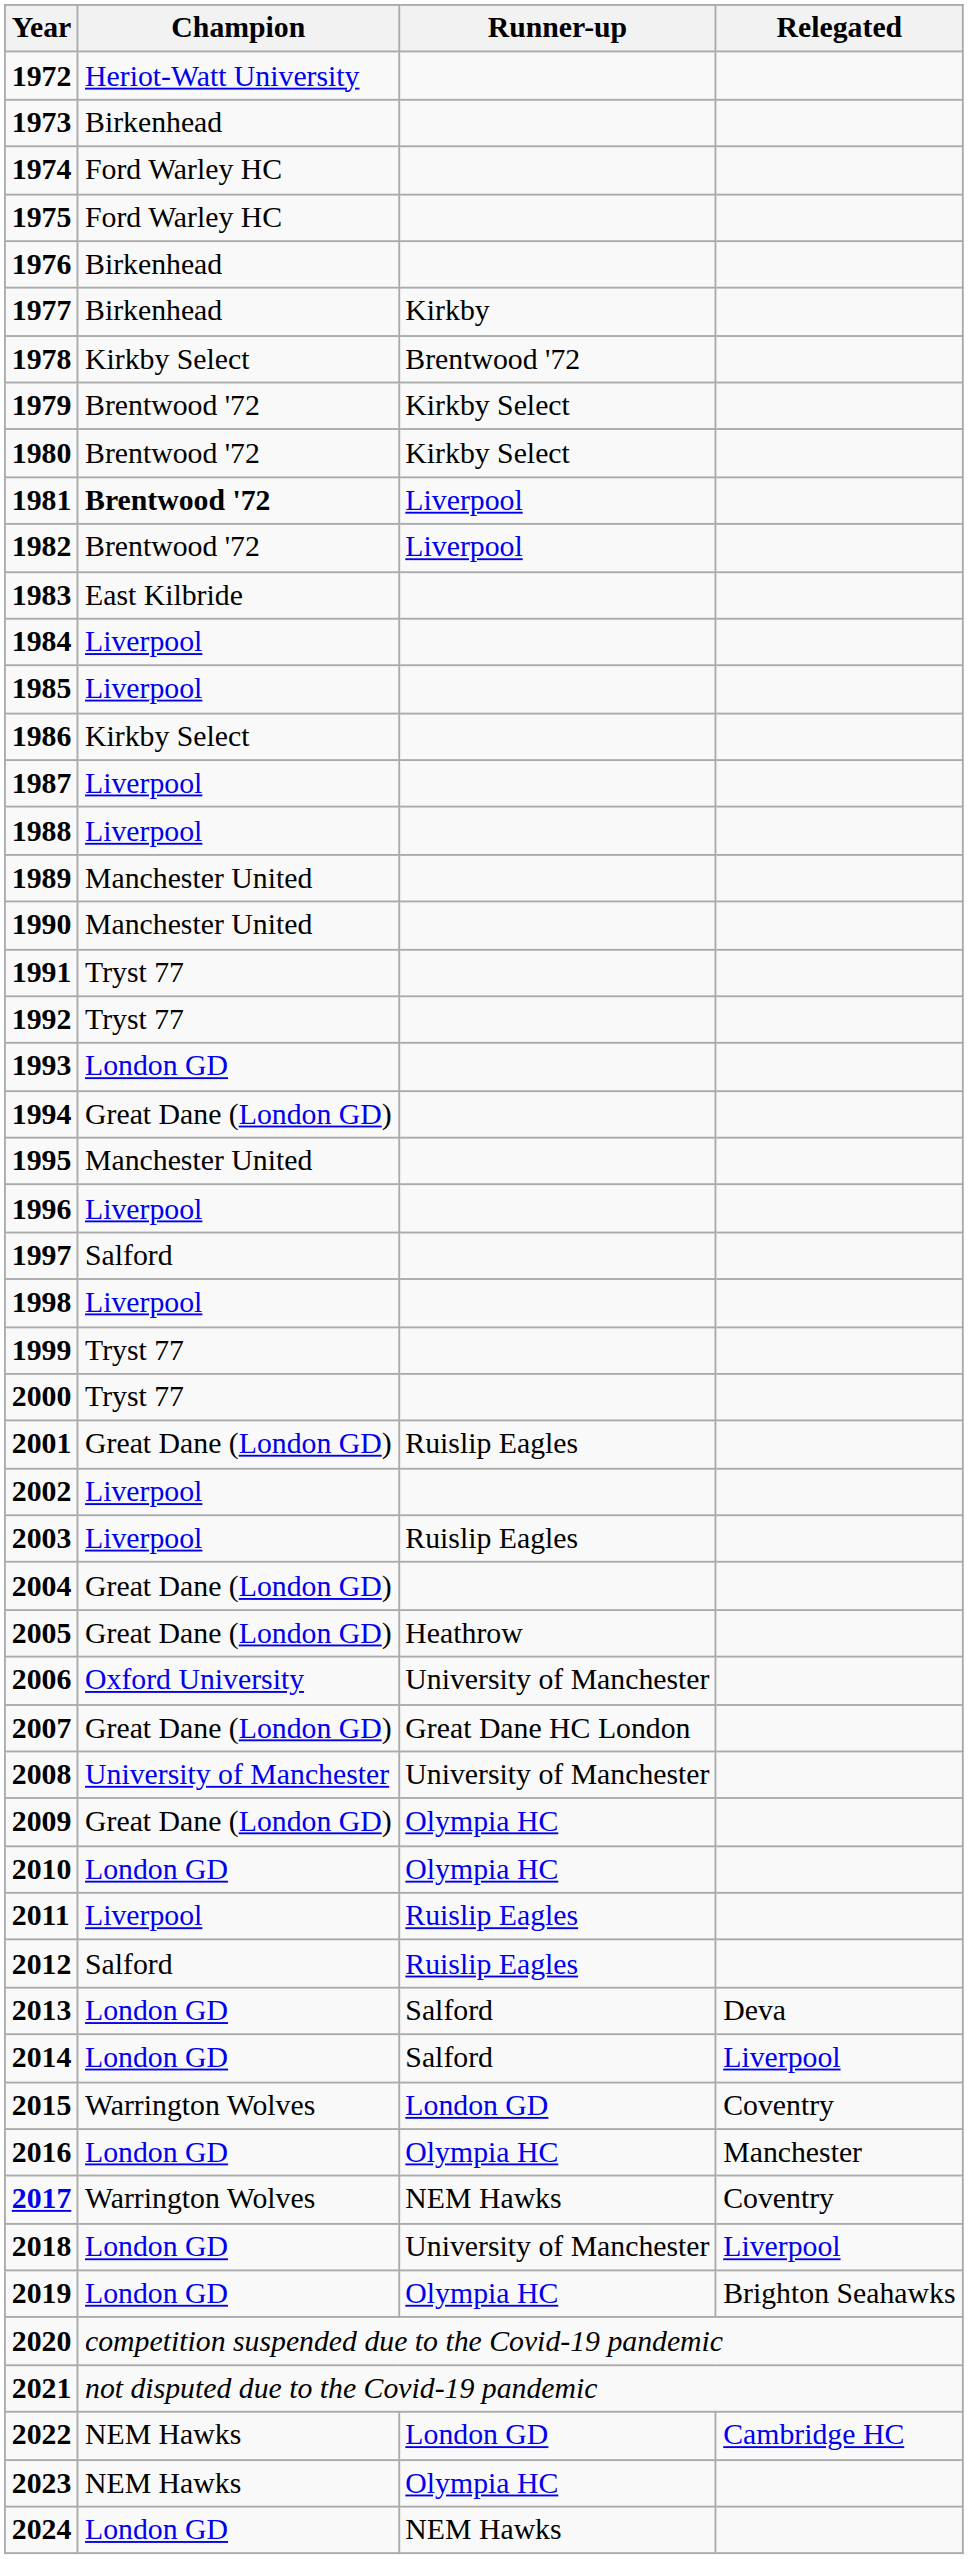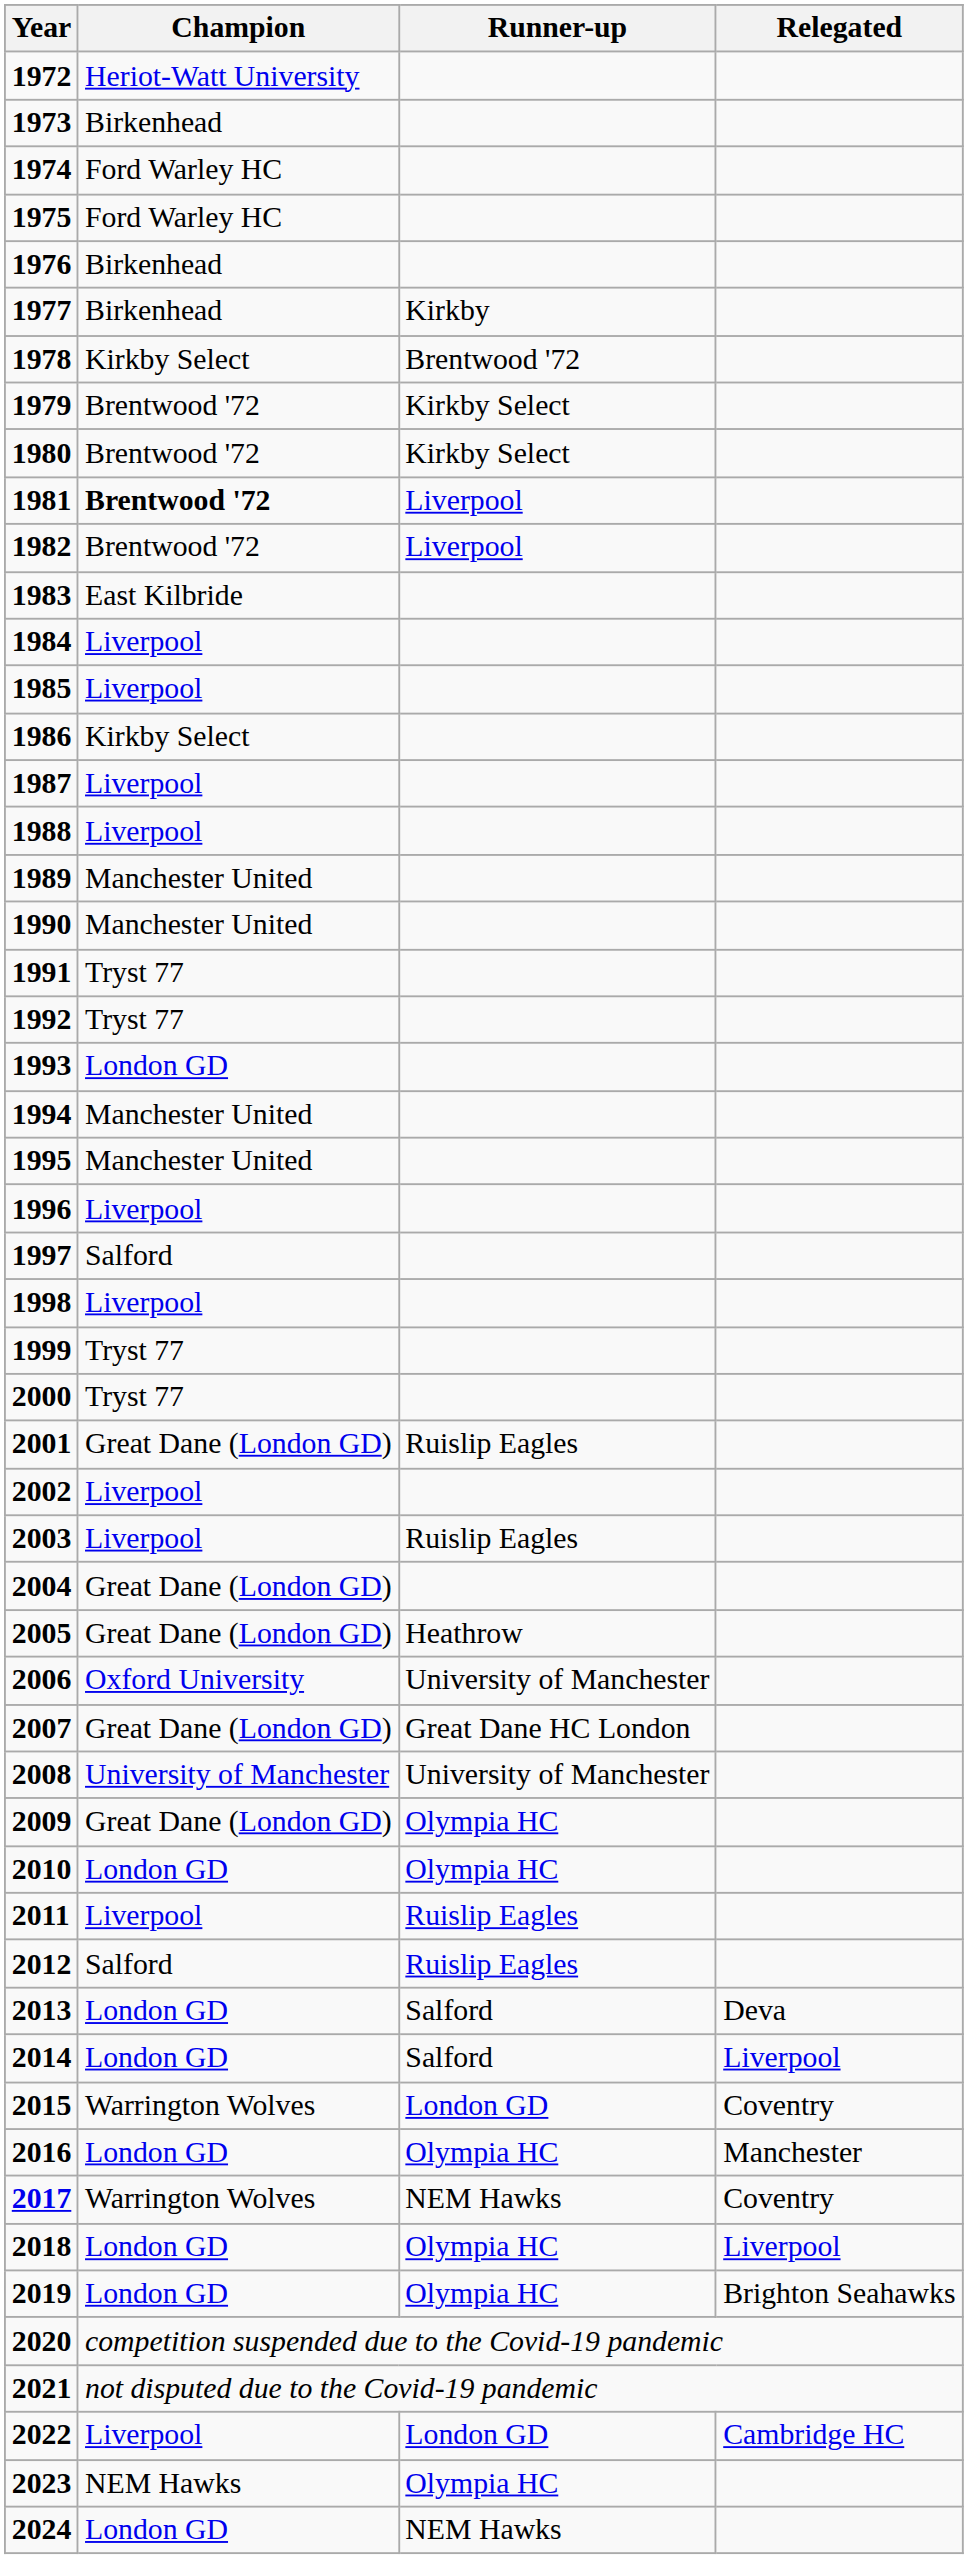(238, 1113) Great Dane (London GD) -> (199, 1113) Manchester United
(557, 2246) University of Manchester -> (482, 2246) Olympia HC
(163, 2435) NEM Hawks -> (144, 2435) Liverpool
